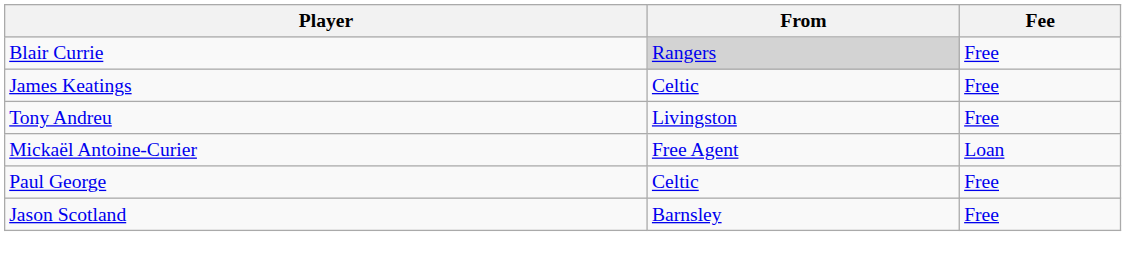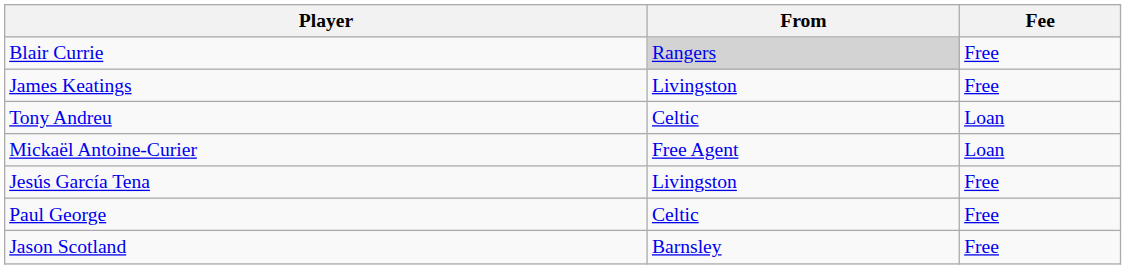(675, 85) Celtic -> (694, 85) Livingston
(694, 117) Livingston -> (675, 117) Celtic
(982, 117) Free -> (984, 117) Loan
+ row: (80, 182)
